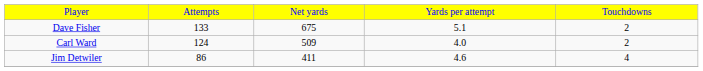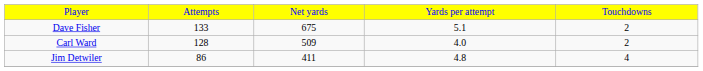(201, 43) 124 -> (201, 43) 128
(460, 58) 4.6 -> (460, 58) 4.8
